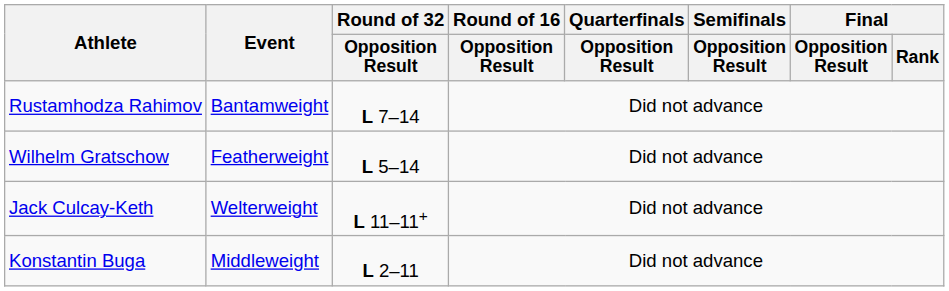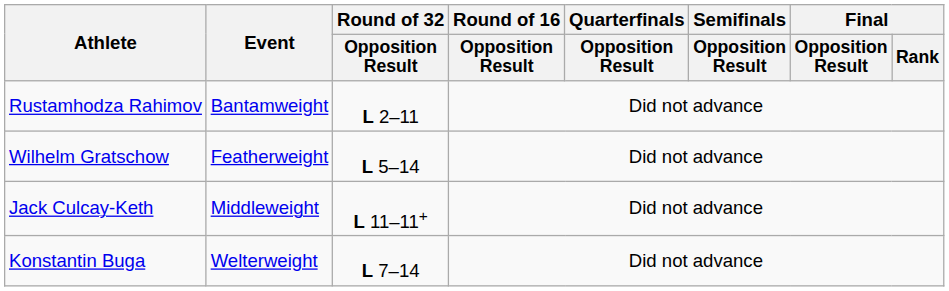(391, 117) L 7–14 -> (391, 117) L 2–11
(264, 209) Welterweight -> (265, 209) Middleweight
(265, 261) Middleweight -> (264, 261) Welterweight
(391, 272) L 2–11 -> (391, 272) L 7–14
